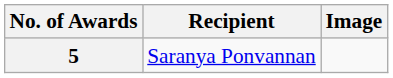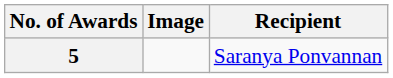columns swapped: (231, 21) <-> (354, 21)
